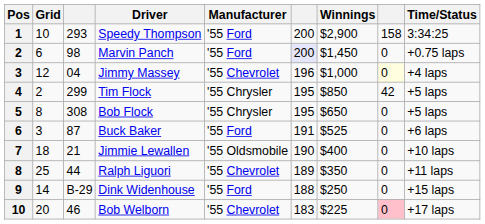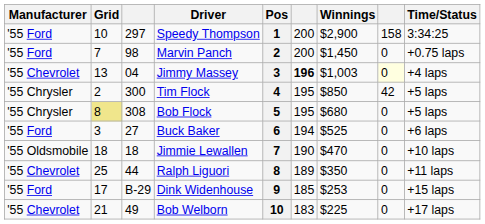columns swapped: (19, 14) <-> (248, 14)
(77, 34) 293 -> (135, 34) 297
(39, 53) 6 -> (97, 53) 7
(304, 53) lavender background -> (304, 53) no background
(42, 73) 12 -> (101, 73) 13
(304, 73) normal -> (304, 73) bold
(339, 73) $1,000 -> (339, 73) $1,003
(77, 92) 299 -> (135, 92) 300
(39, 112) no background -> (97, 112) khaki background
(334, 112) $650 -> (334, 112) $680
(73, 131) 87 -> (132, 131) 27
(304, 131) 191 -> (304, 131) 194
(73, 151) 21 -> (132, 151) 18
(334, 151) $400 -> (334, 151) $470
(42, 190) 14 -> (101, 190) 17
(304, 190) 188 -> (304, 190) 185
(334, 190) $250 -> (334, 190) $253
(42, 209) 20 -> (101, 209) 21
(73, 209) 46 -> (132, 209) 49
(384, 209) pink background -> (384, 209) no background
